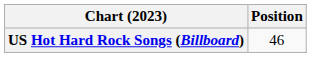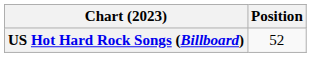(277, 40) 46 -> (277, 40) 52
